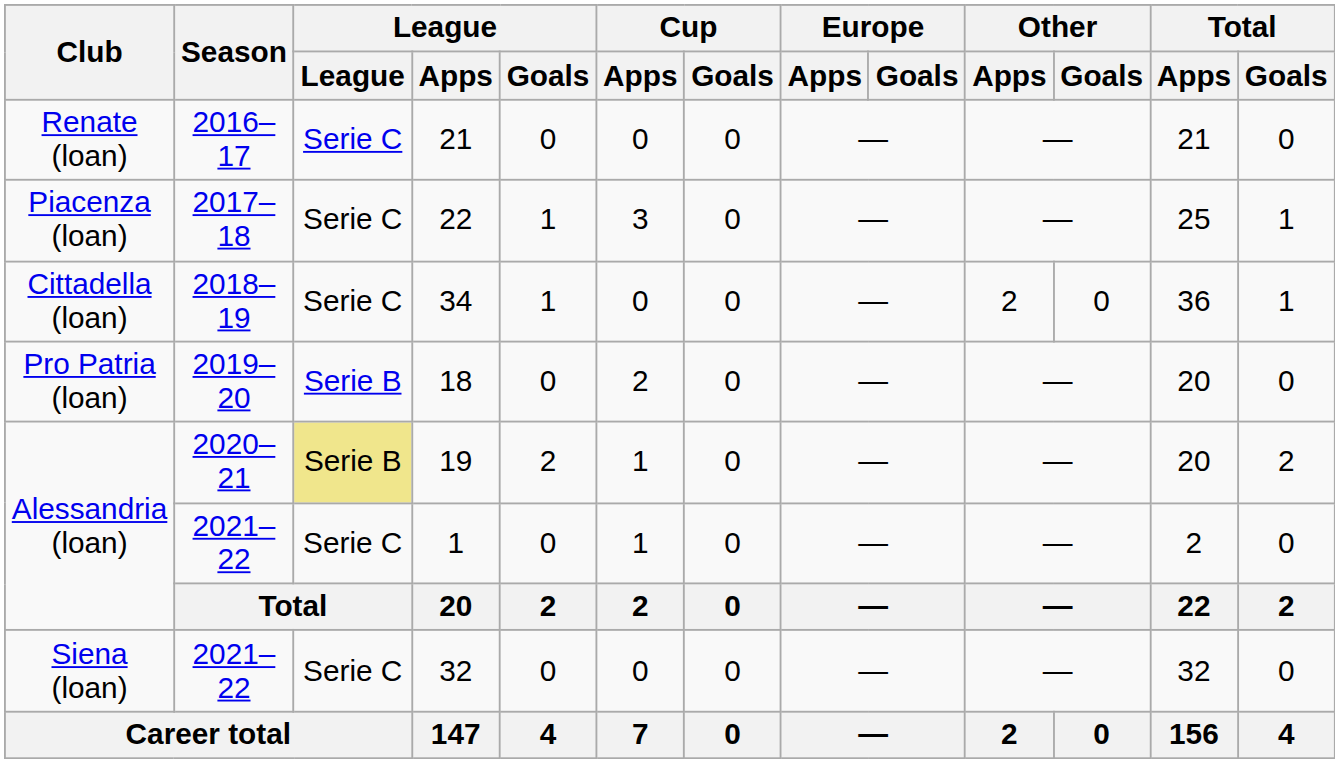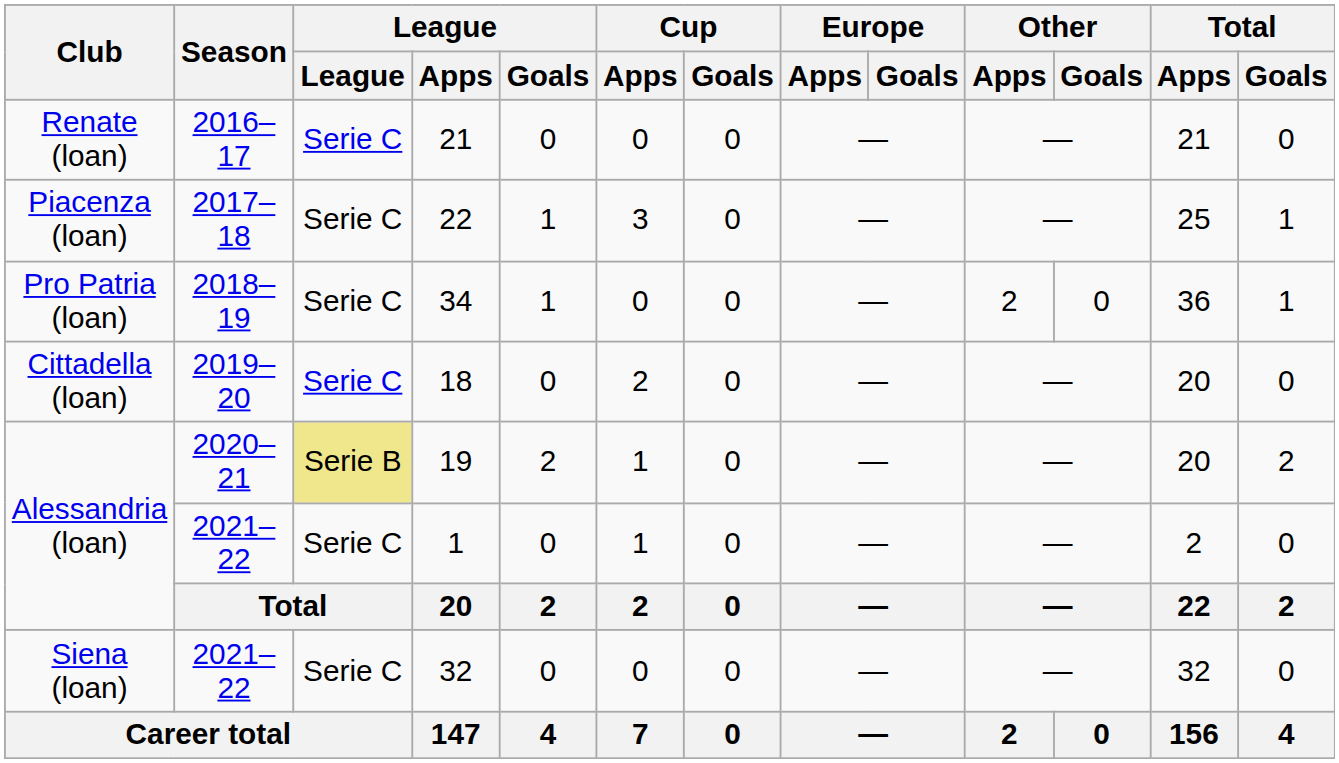(90, 300) Cittadella (loan) -> (90, 300) Pro Patria (loan)
(90, 381) Pro Patria (loan) -> (90, 381) Cittadella (loan)
(353, 381) Serie B -> (353, 381) Serie C
